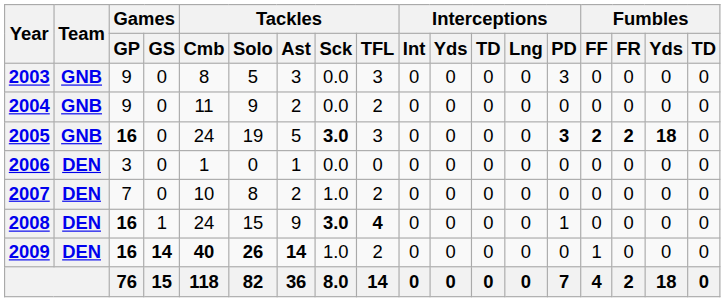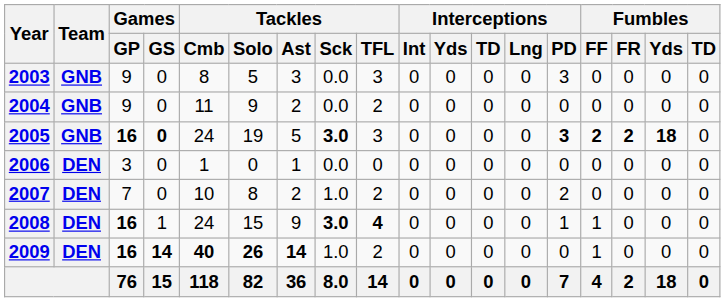(162, 135) normal -> (162, 135) bold
(564, 194) 0 -> (564, 194) 2
(597, 223) 0 -> (597, 223) 1
